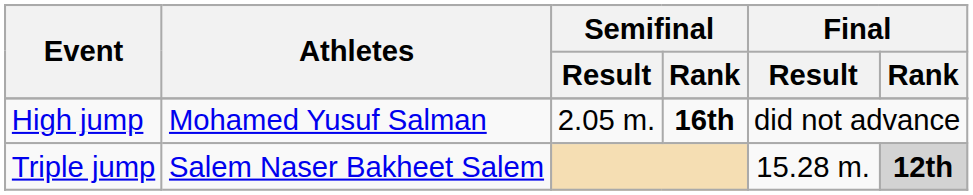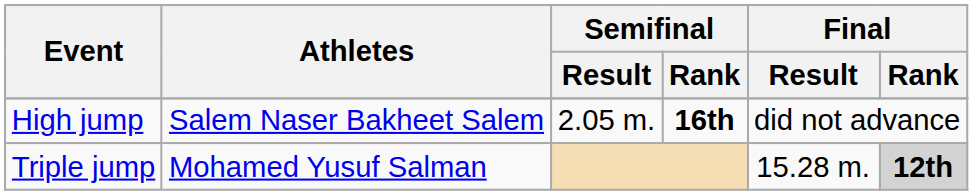(328, 121) Mohamed Yusuf Salman -> (357, 121) Salem Naser Bakheet Salem
(357, 167) Salem Naser Bakheet Salem -> (328, 167) Mohamed Yusuf Salman
